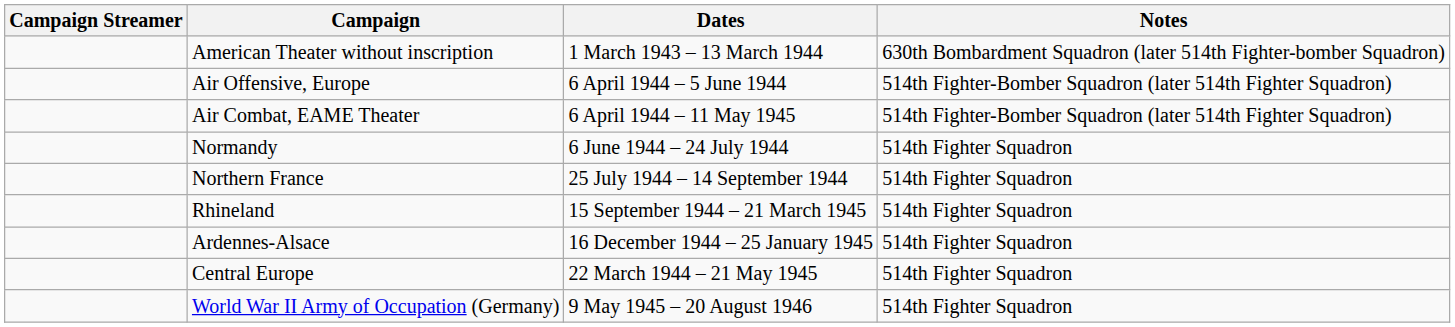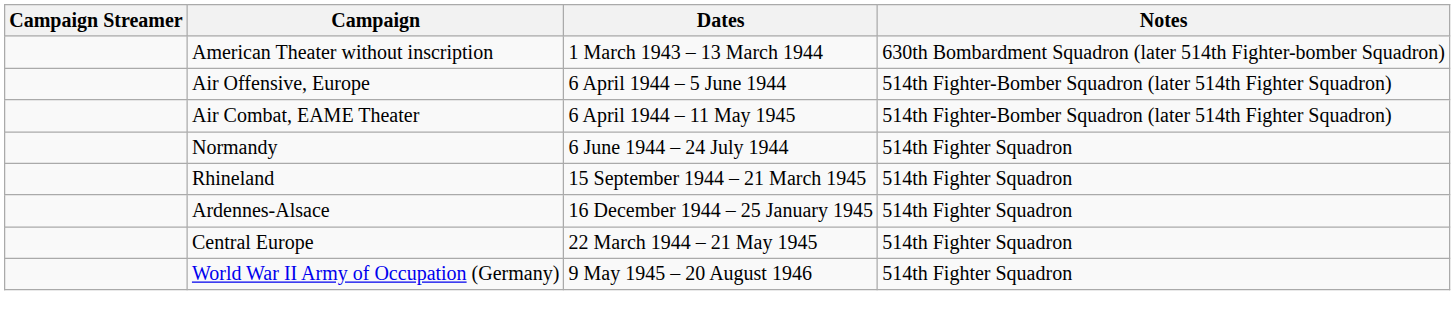- row: (258, 178)
